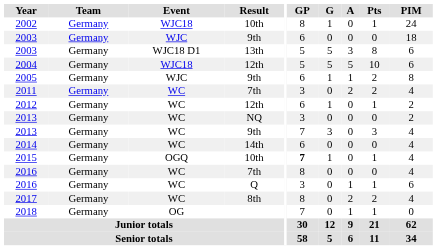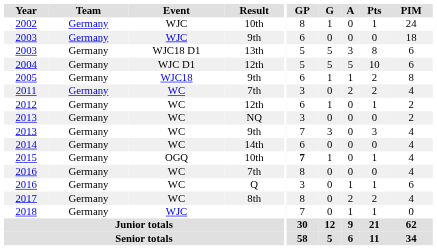(176, 24) WJC18 -> (176, 24) WJC
(176, 64) WJC18 -> (176, 64) WJC D1
(176, 77) WJC -> (176, 77) WJC18
(176, 211) OG -> (176, 211) WJC
